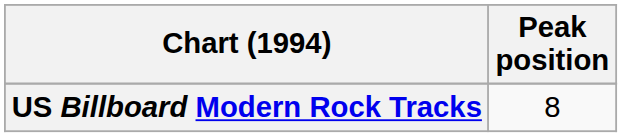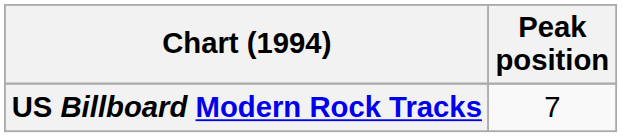(552, 107) 8 -> (552, 107) 7
